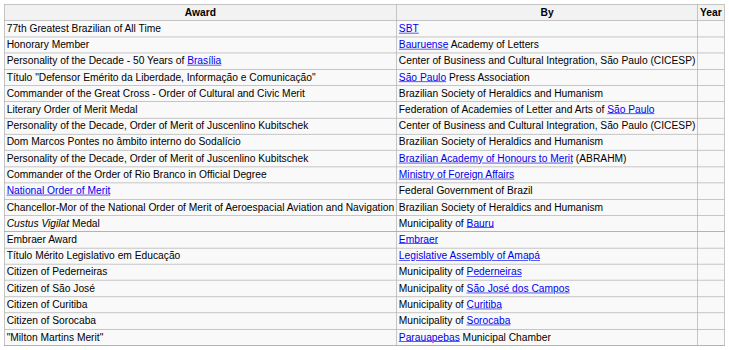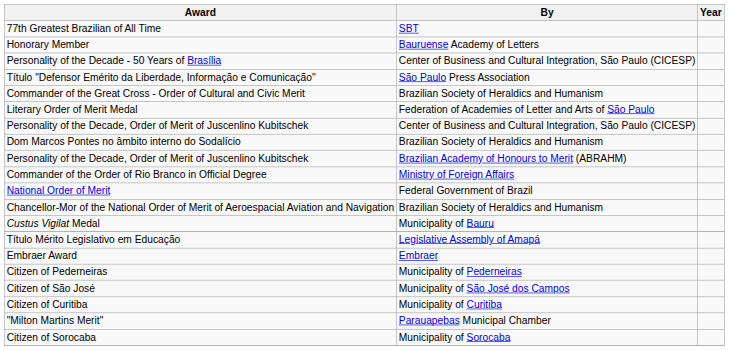rows swapped: (42, 239) <-> (93, 256)
rows swapped: (51, 321) <-> (55, 337)
